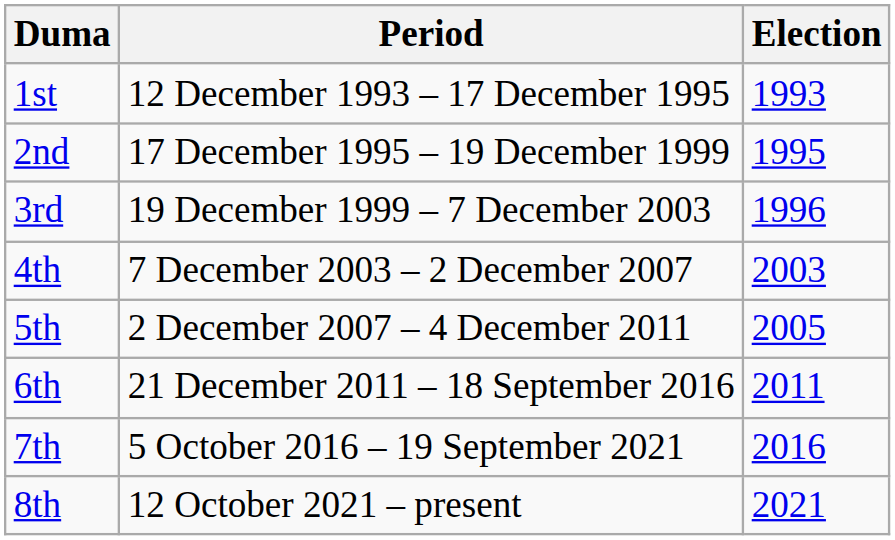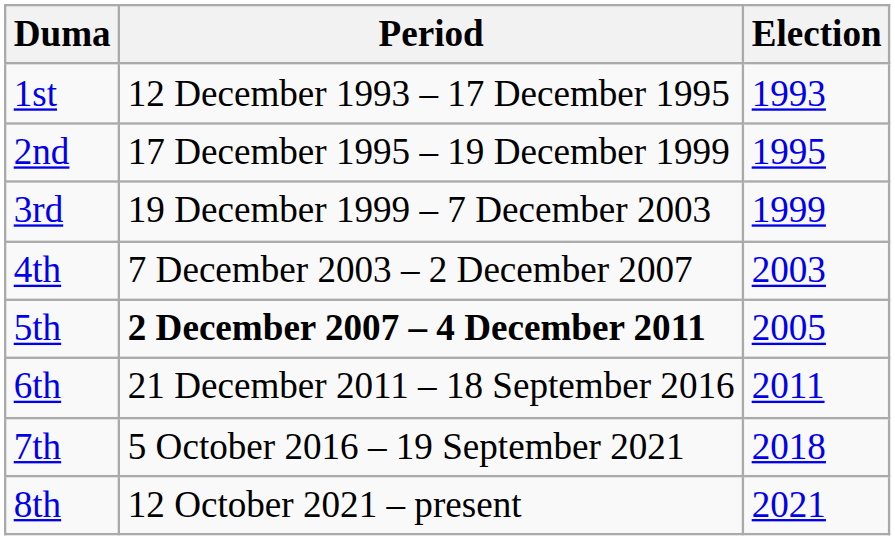(789, 210) 1996 -> (789, 210) 1999
(409, 328) normal -> (417, 328) bold
(789, 446) 2016 -> (789, 446) 2018
